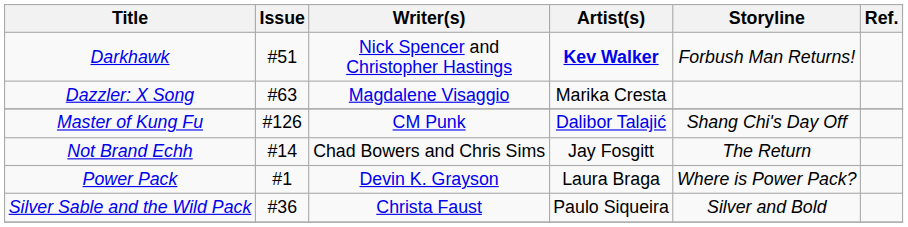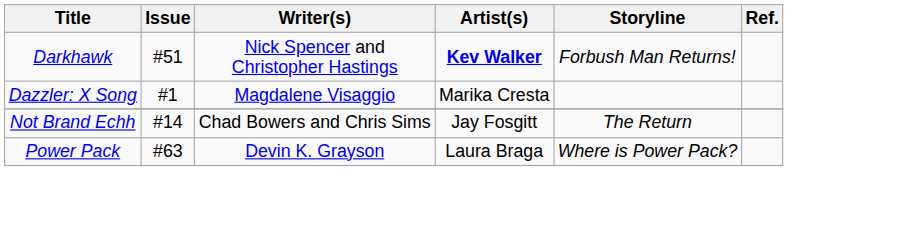(282, 94) #63 -> (168, 94) #1
- row: (130, 123)
(282, 179) #1 -> (168, 151) #63
- row: (130, 207)
